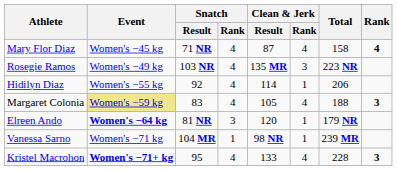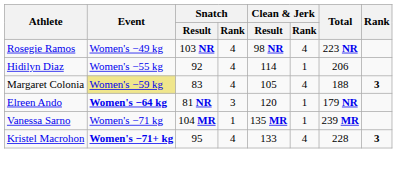- row: (41, 49)
(269, 67) 135 MR -> (269, 49) 98 NR
(304, 67) 3 -> (304, 49) 4
(269, 139) 98 NR -> (269, 121) 135 MR
